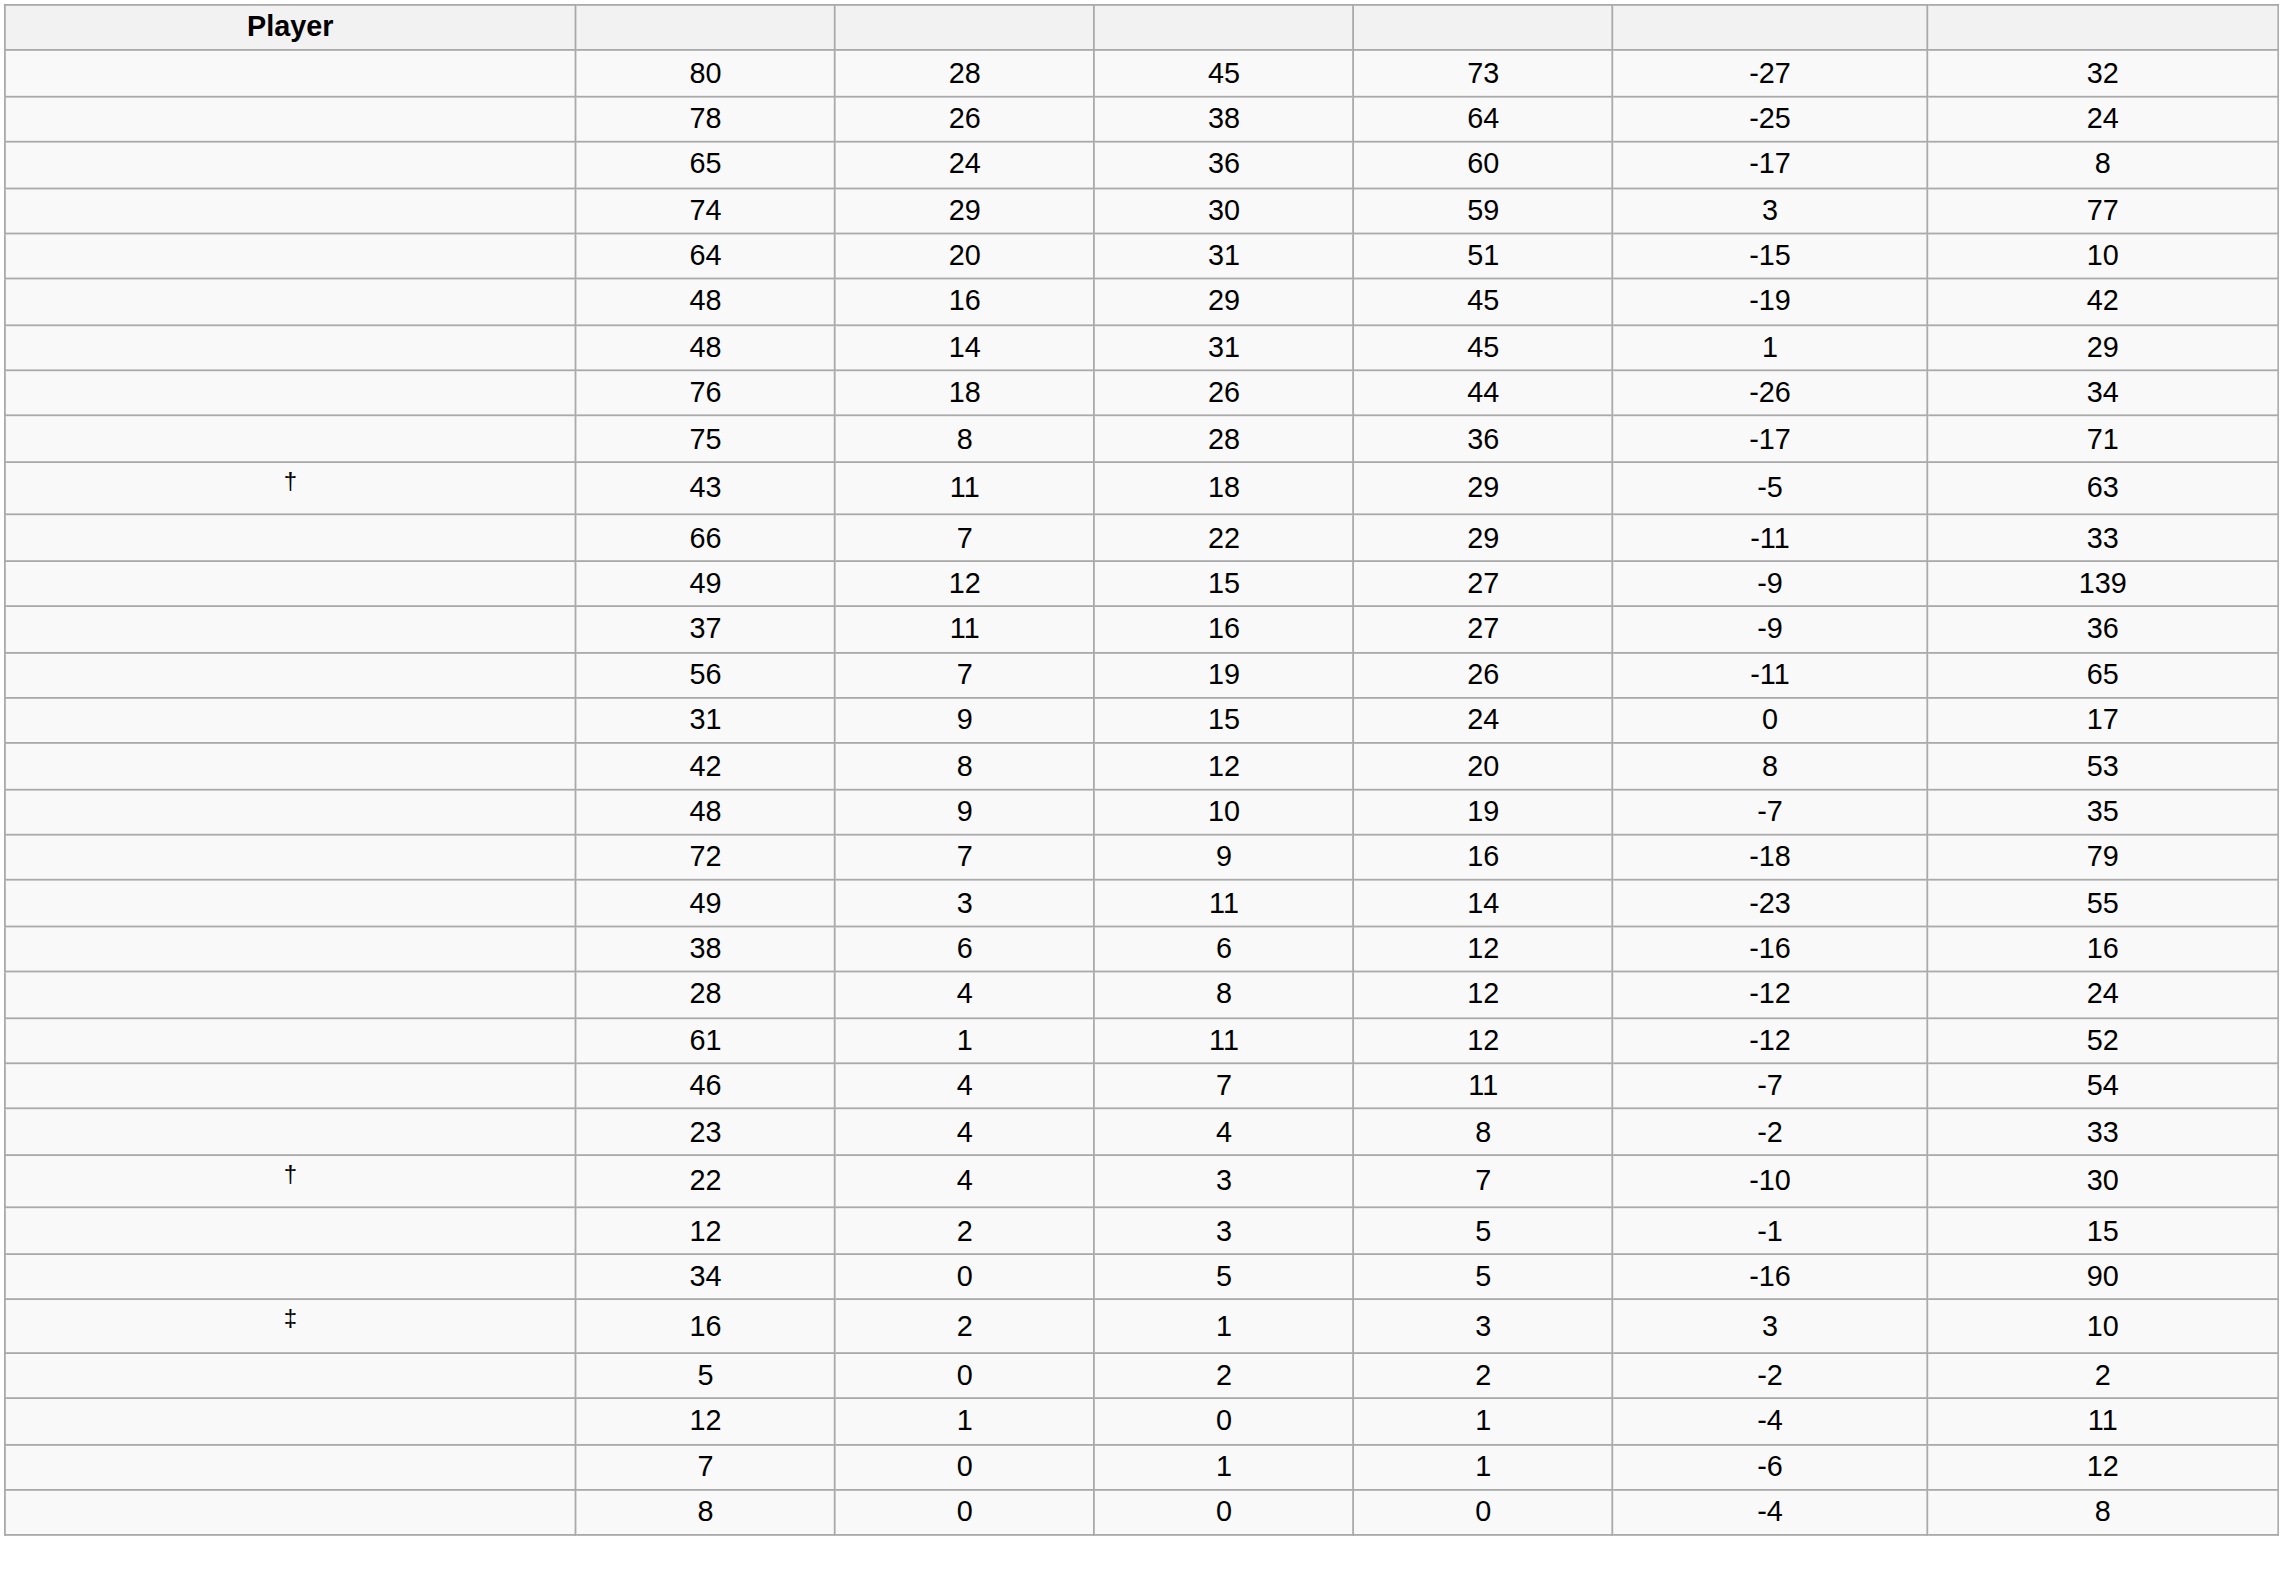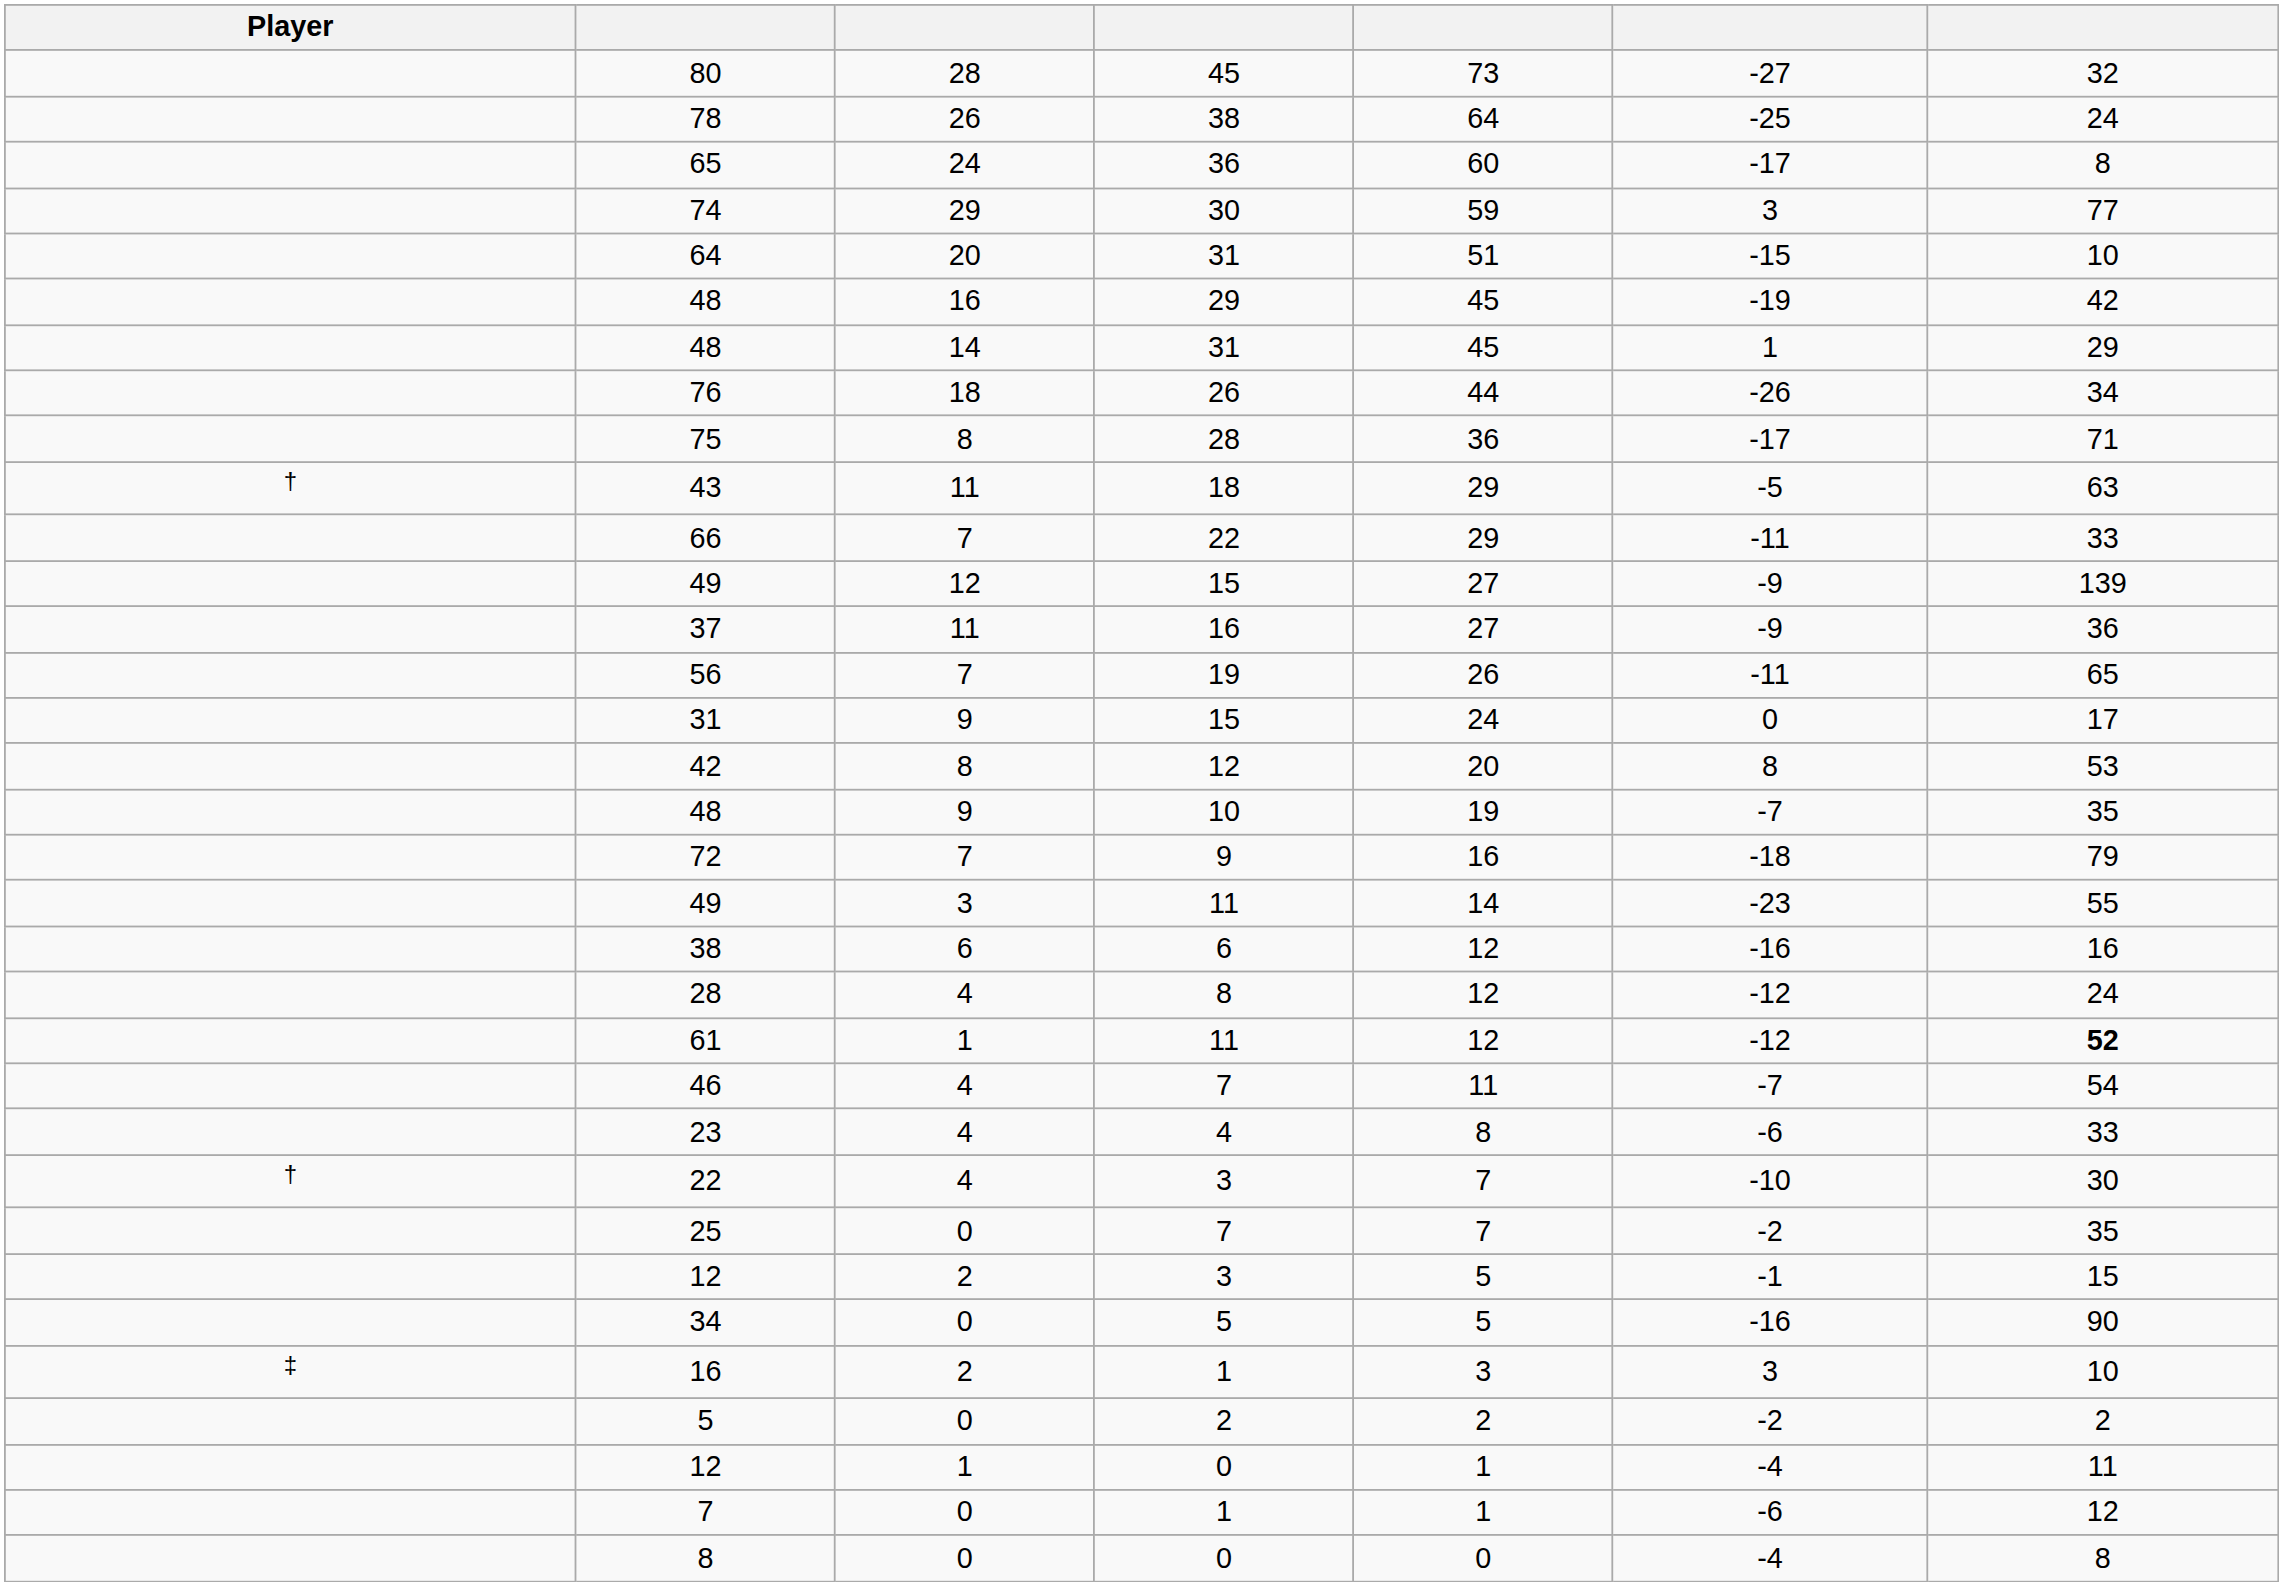(2103, 1039) normal -> (2103, 1039) bold
(1770, 1131) -2 -> (1770, 1131) -6
+ row: (705, 1230)
